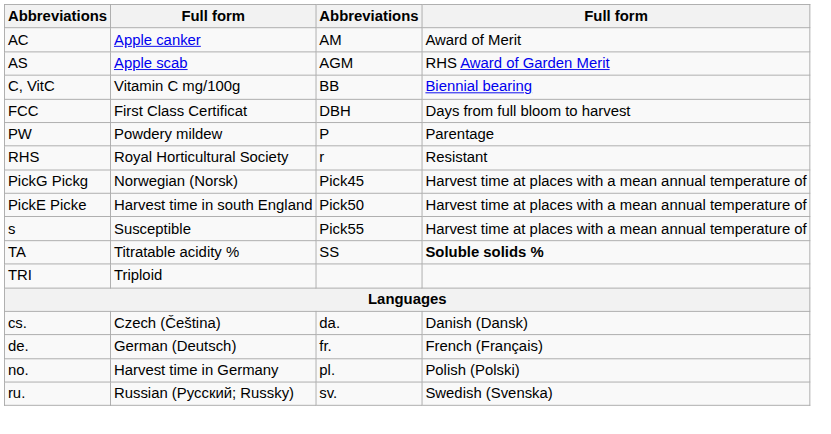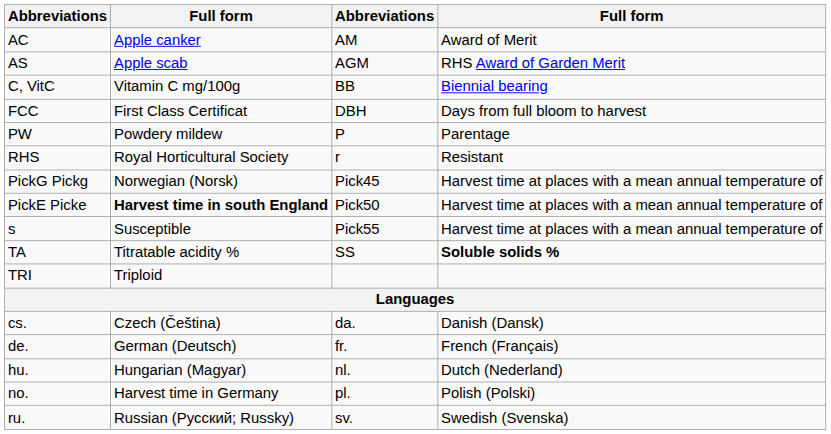(213, 205) normal -> (221, 205) bold
+ row: (18, 370)
